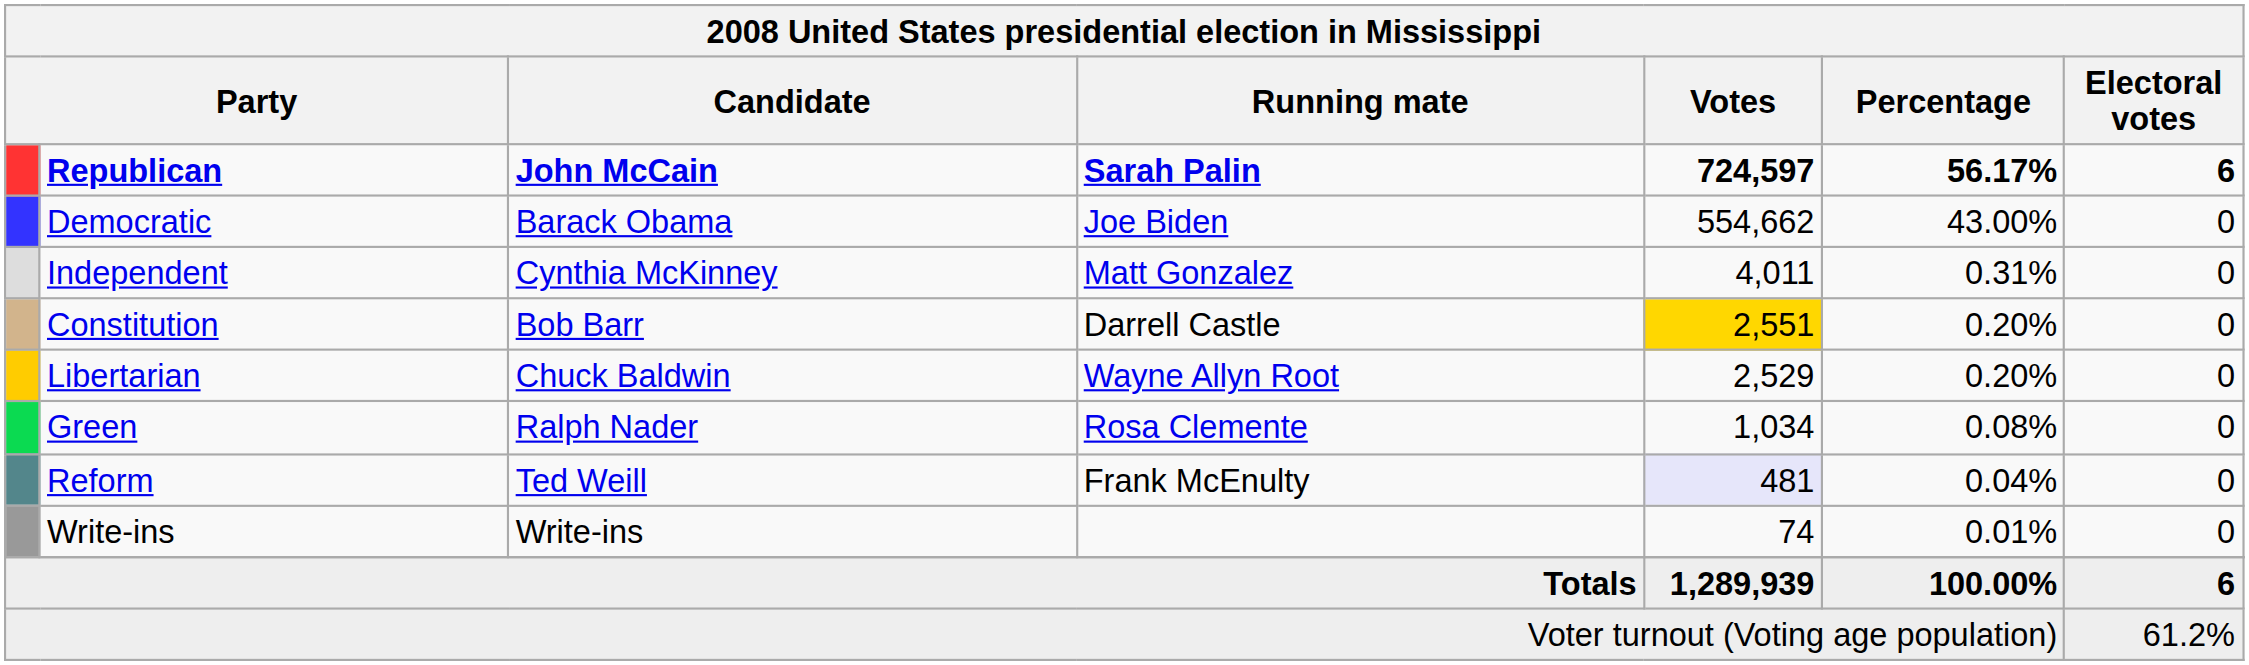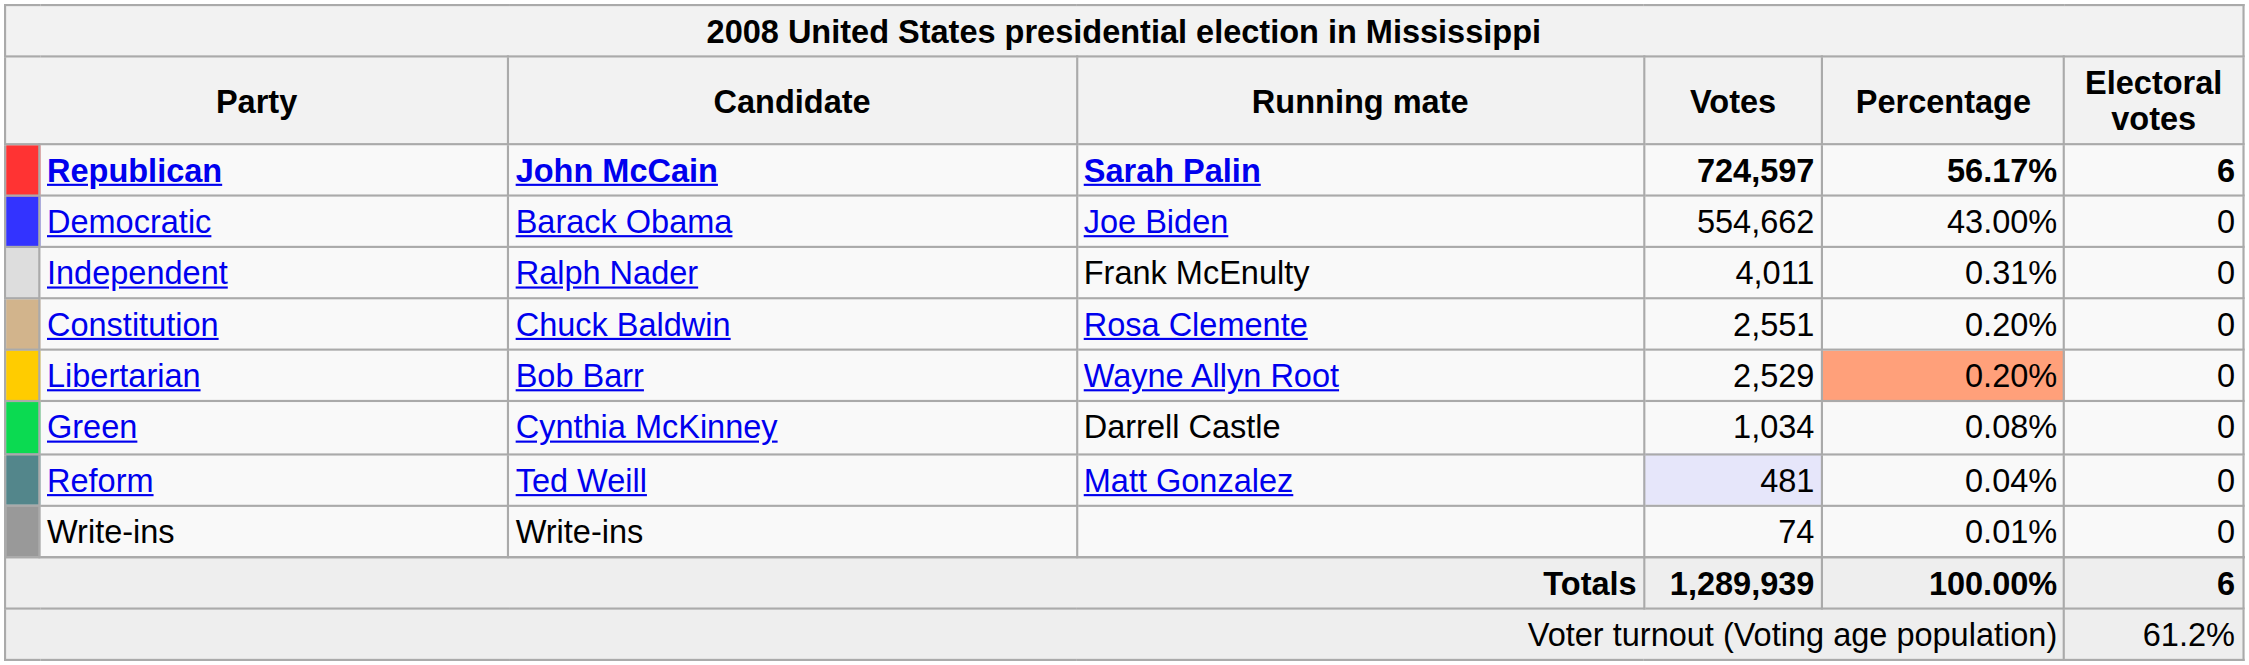(647, 273) Cynthia McKinney -> (607, 273) Ralph Nader
(1189, 273) Matt Gonzalez -> (1197, 273) Frank McEnulty
(580, 325) Bob Barr -> (623, 325) Chuck Baldwin
(1182, 325) Darrell Castle -> (1196, 325) Rosa Clemente
(1774, 325) gold background -> (1774, 325) no background
(623, 376) Chuck Baldwin -> (580, 376) Bob Barr
(2011, 376) no background -> (2011, 376) lightsalmon background
(607, 428) Ralph Nader -> (647, 428) Cynthia McKinney
(1196, 428) Rosa Clemente -> (1182, 428) Darrell Castle
(1197, 479) Frank McEnulty -> (1189, 479) Matt Gonzalez
